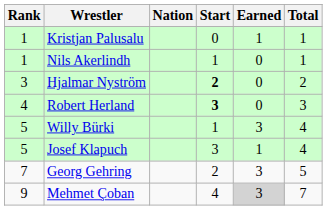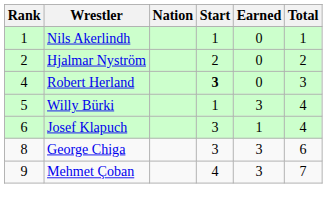- row: (95, 37)
(24, 82) 3 -> (24, 60) 2
(215, 82) bold -> (215, 60) normal
(24, 149) 5 -> (24, 127) 6
- row: (89, 171)
+ row: (86, 149)
(259, 194) lightgrey background -> (259, 171) no background
